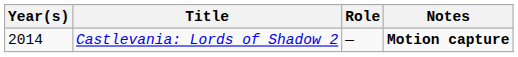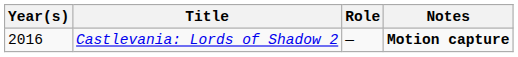(26, 40) 2014 -> (26, 40) 2016
